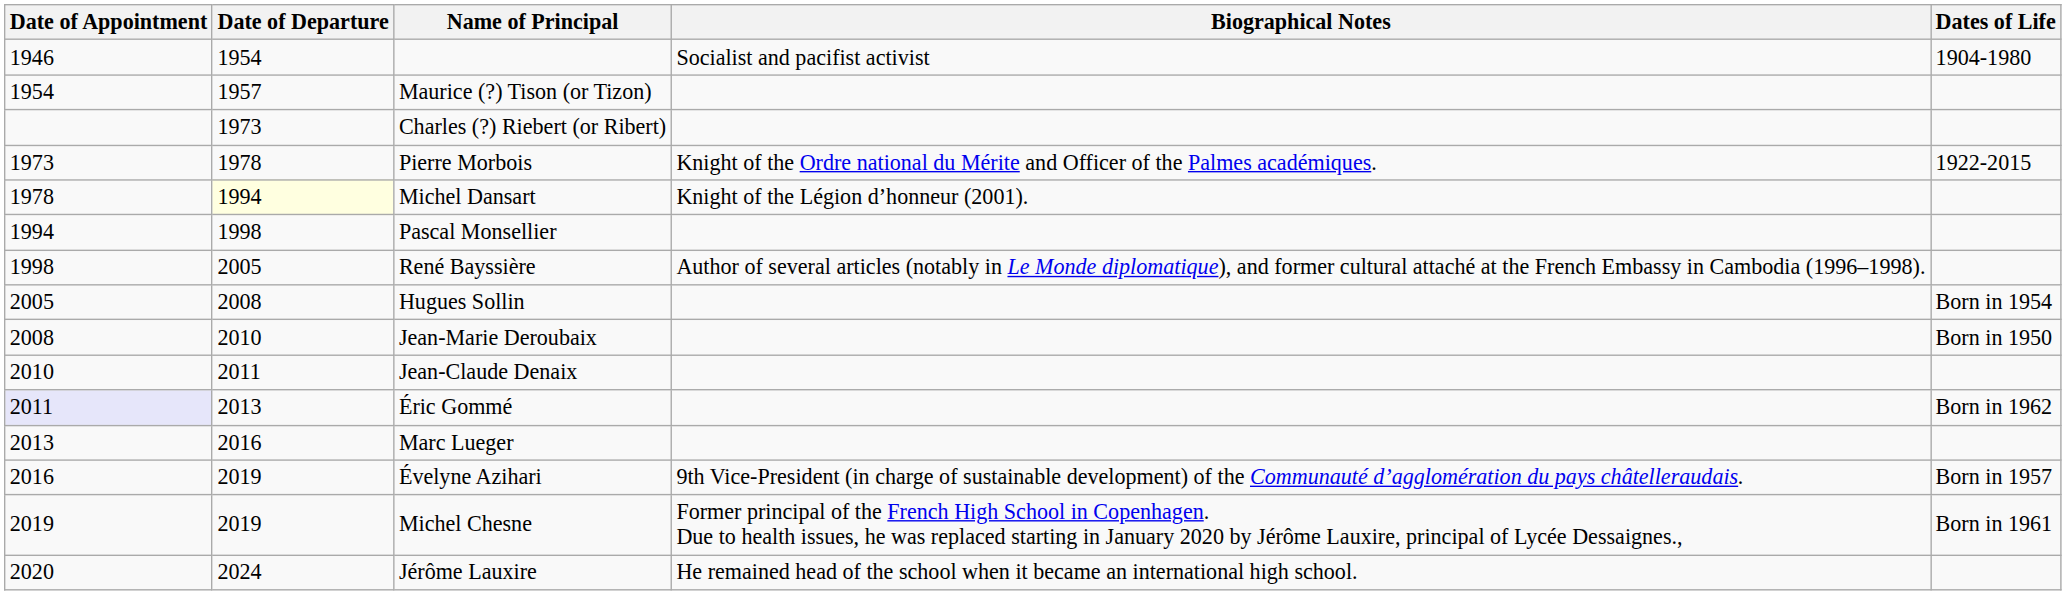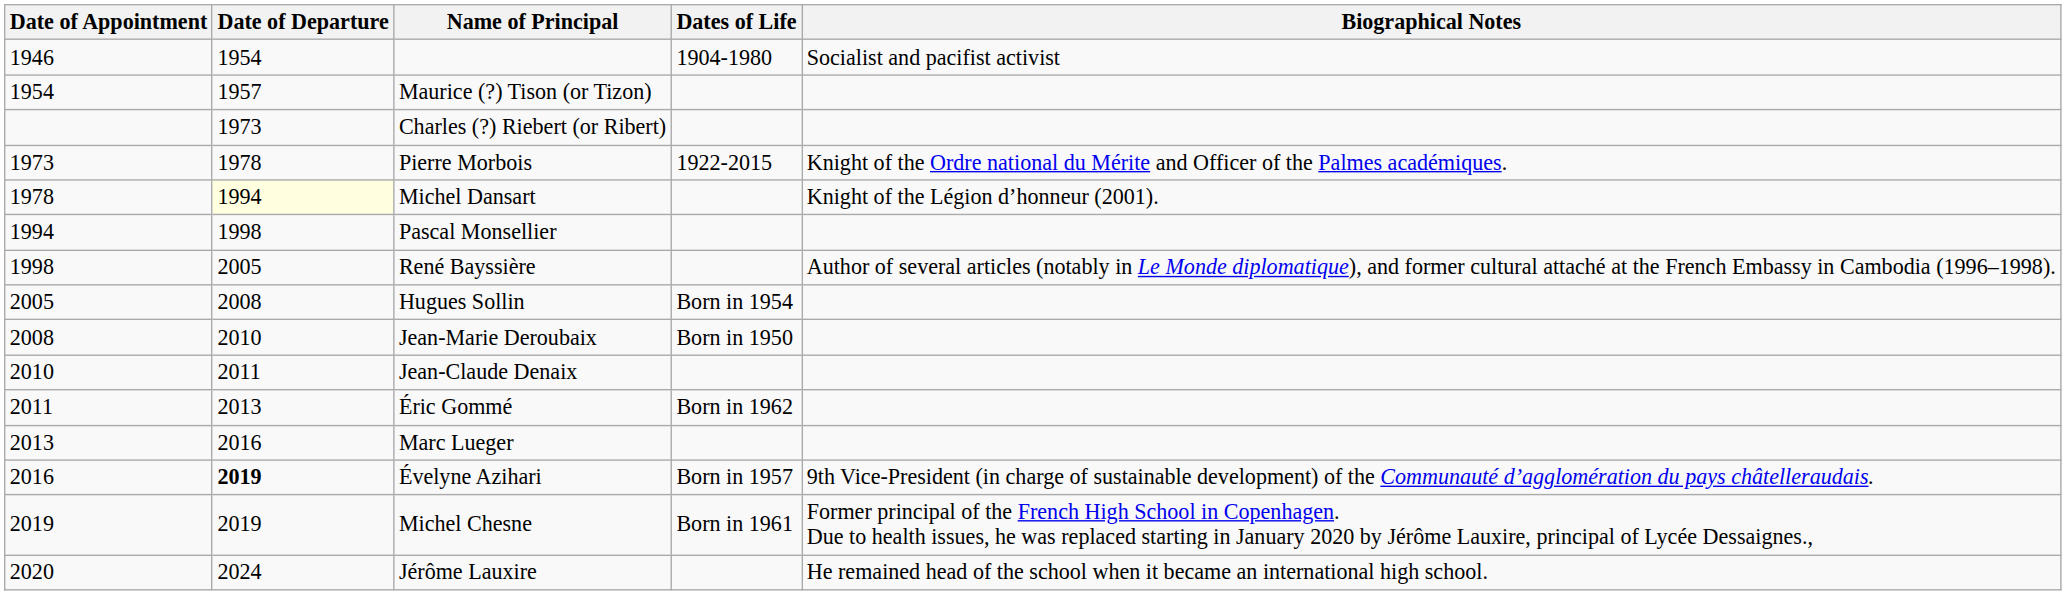columns swapped: (1996, 22) <-> (1301, 22)
(31, 407) lavender background -> (31, 407) no background
(240, 477) normal -> (240, 477) bold
